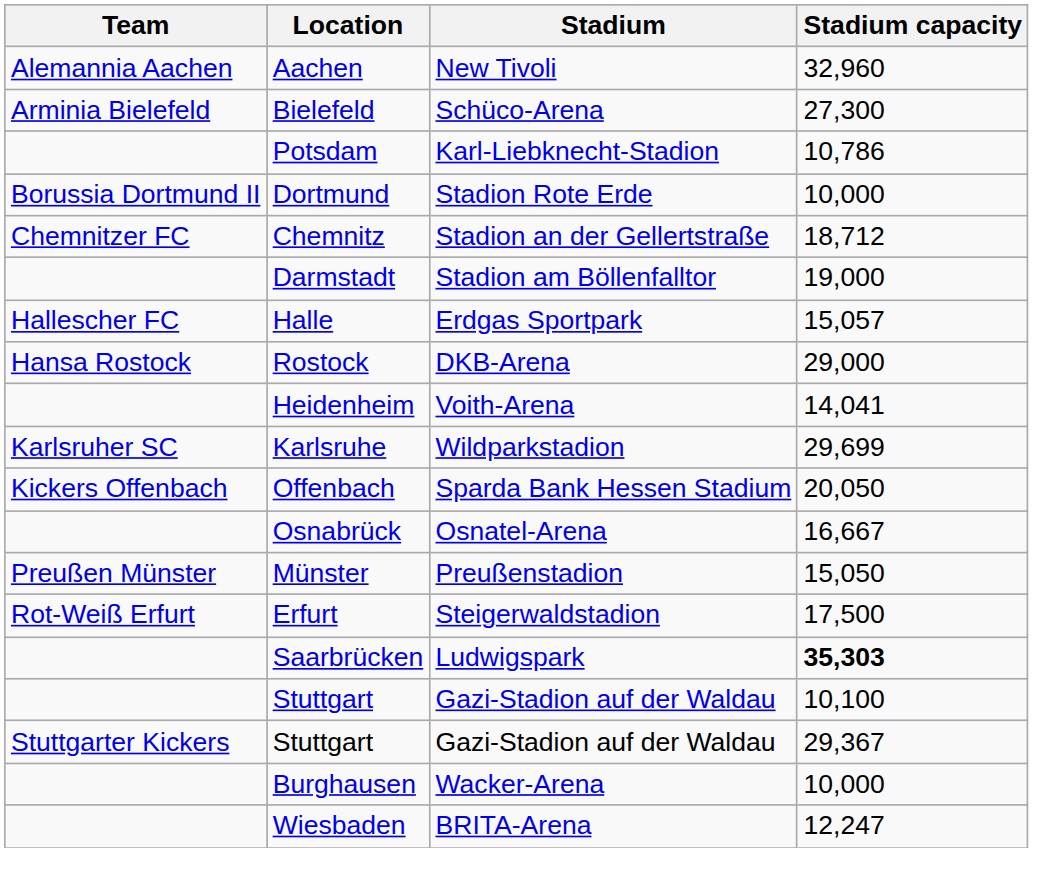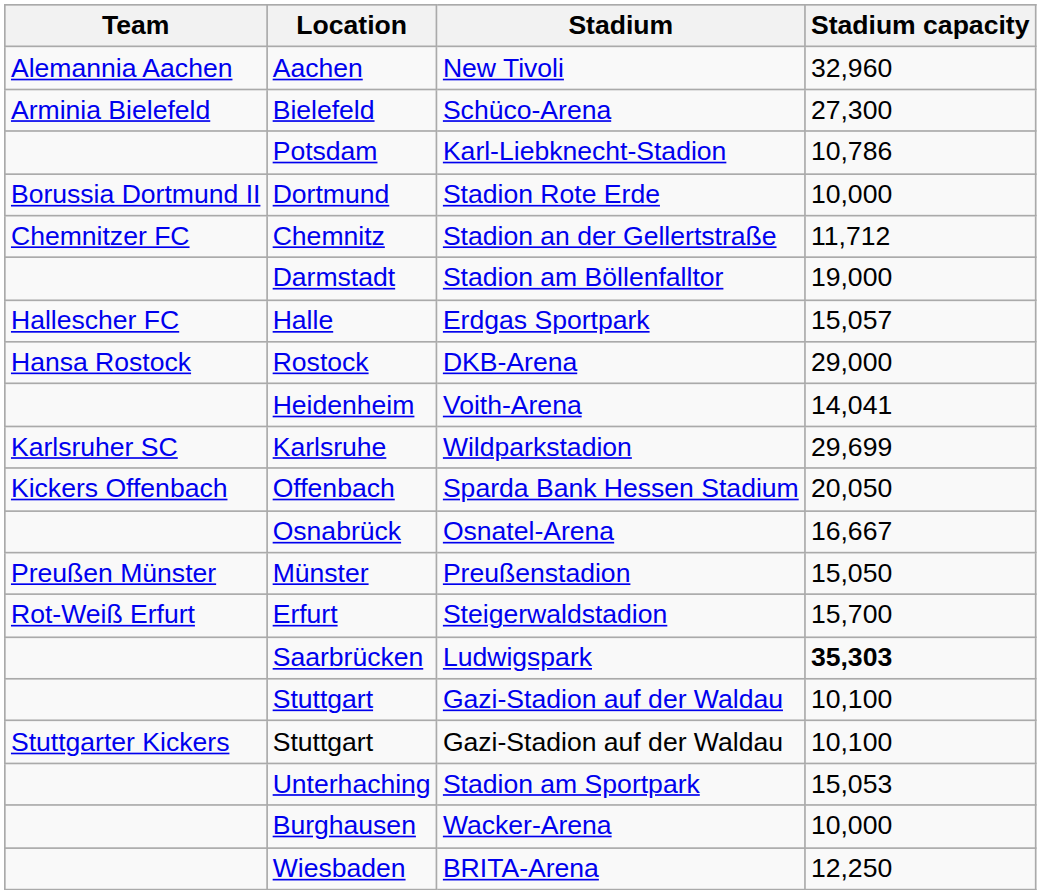(844, 236) 18,712 -> (851, 236) 11,712
(844, 615) 17,500 -> (852, 615) 15,700
(844, 741) 29,367 -> (852, 741) 10,100
+ row: (136, 784)
(844, 825) 12,247 -> (852, 868) 12,250
